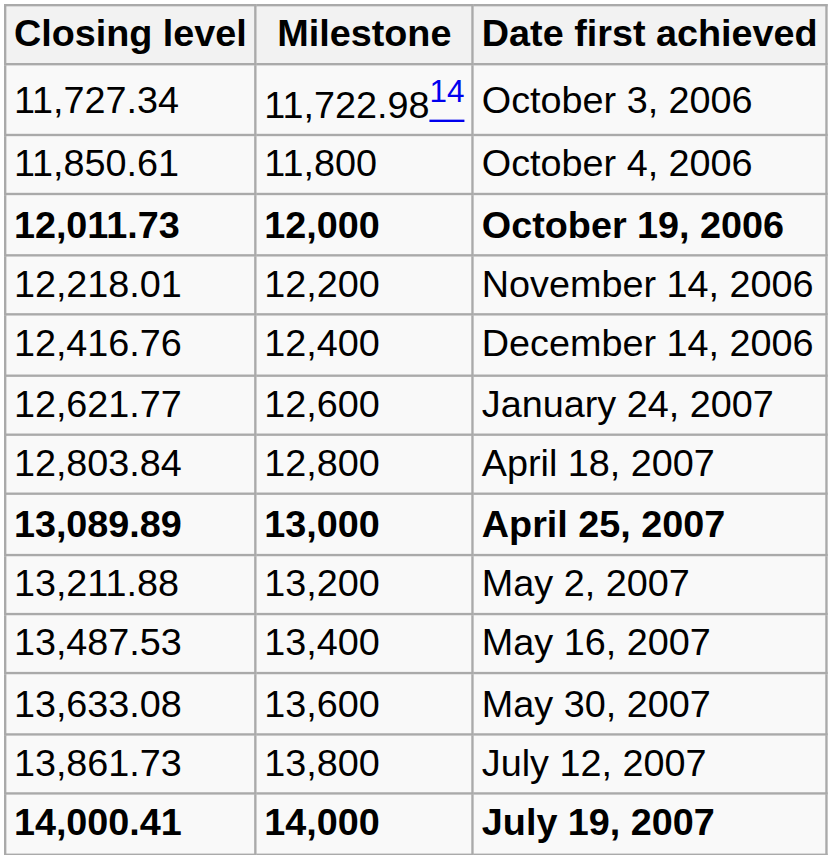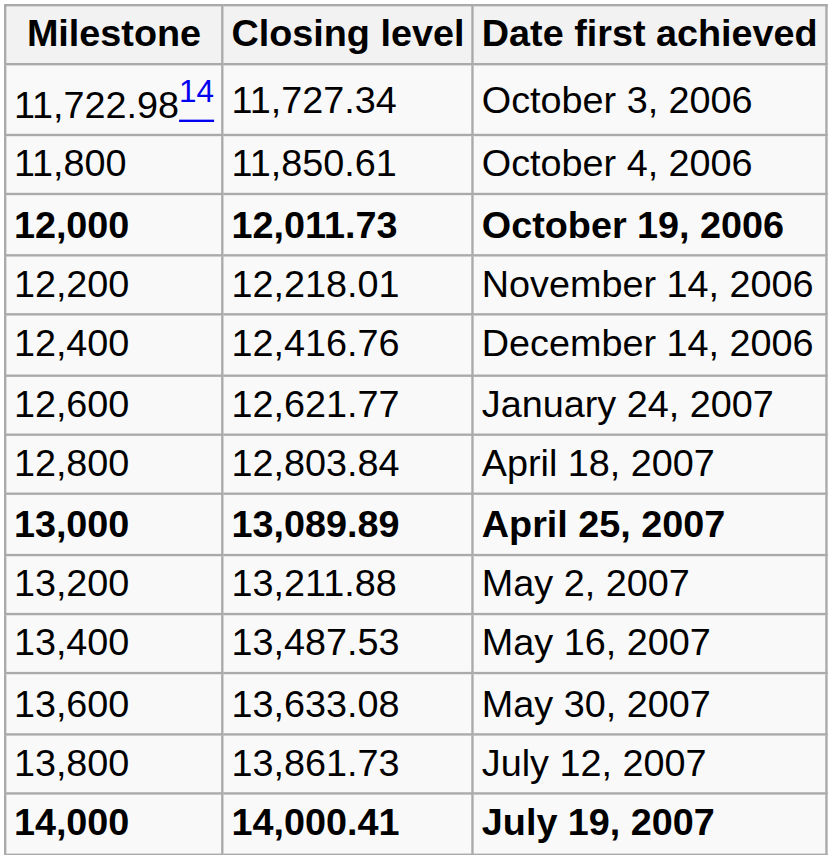columns swapped: (364, 34) <-> (130, 34)
